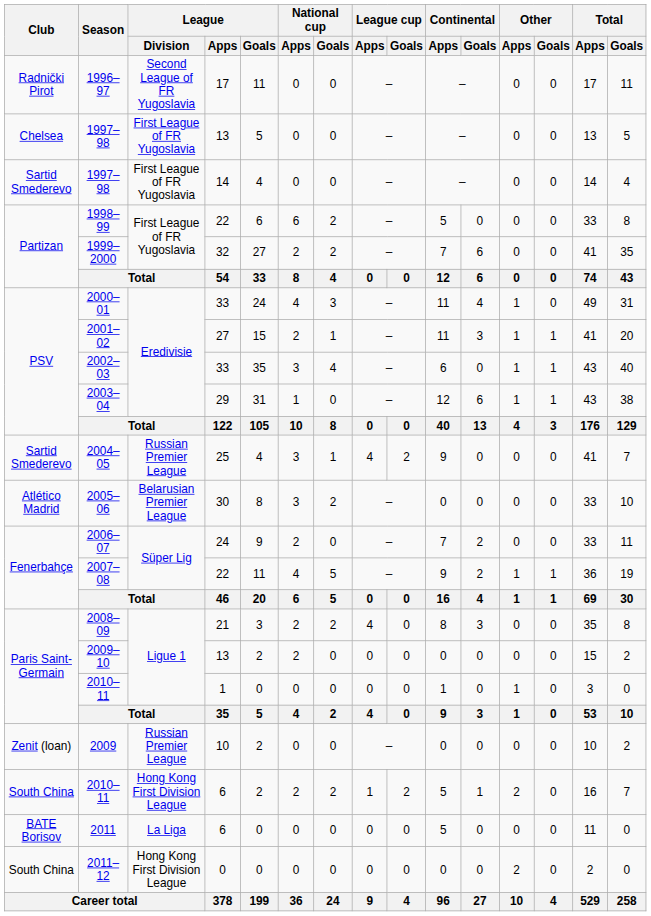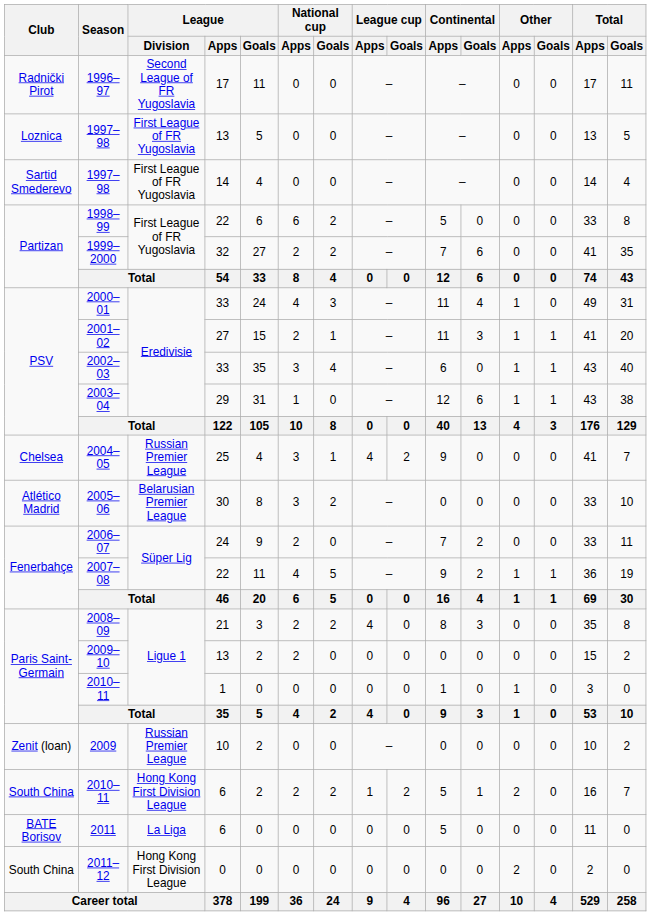(41, 136) Chelsea -> (41, 136) Loznica
(41, 457) Sartid Smederevo -> (41, 457) Chelsea
